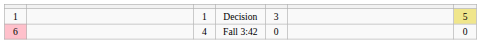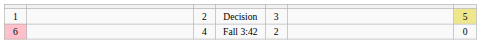(204, 16) 1 -> (204, 16) 2
(276, 31) 0 -> (276, 31) 2
